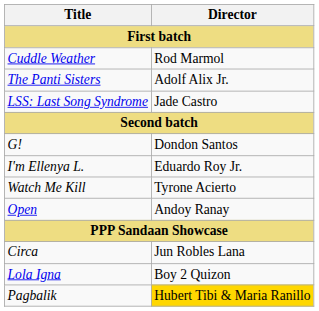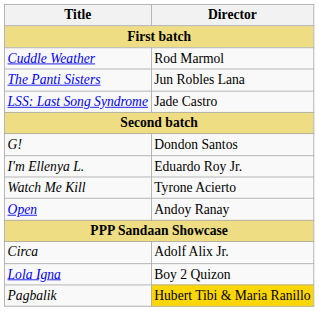(191, 79) Adolf Alix Jr. -> (200, 79) Jun Robles Lana
(200, 252) Jun Robles Lana -> (191, 252) Adolf Alix Jr.
